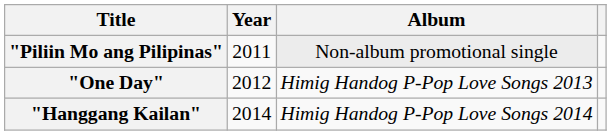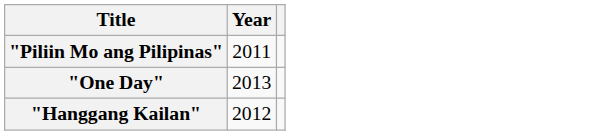- column: (436, 20)
(252, 82) 2012 -> (252, 82) 2013
(252, 113) 2014 -> (252, 113) 2012
